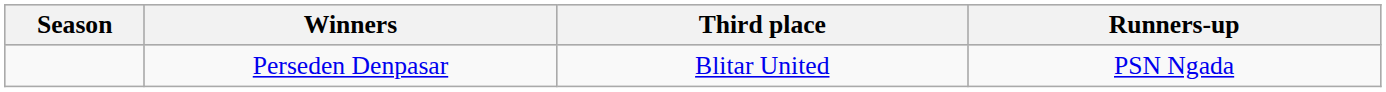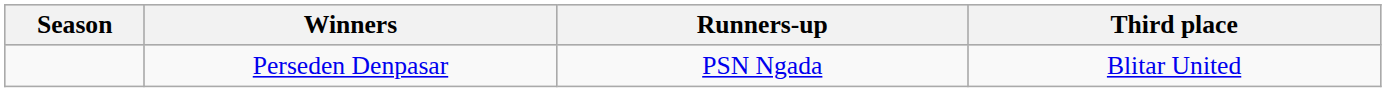columns swapped: (1174, 24) <-> (762, 24)
